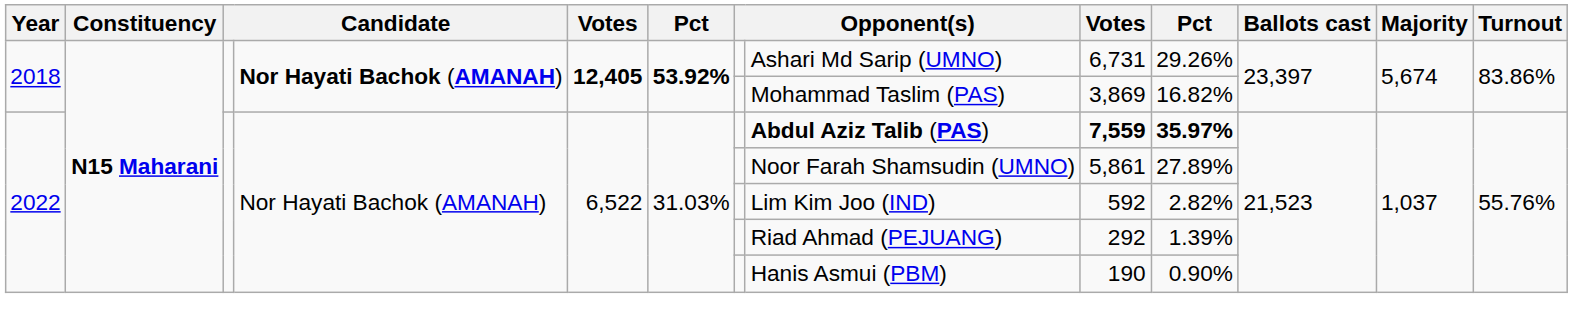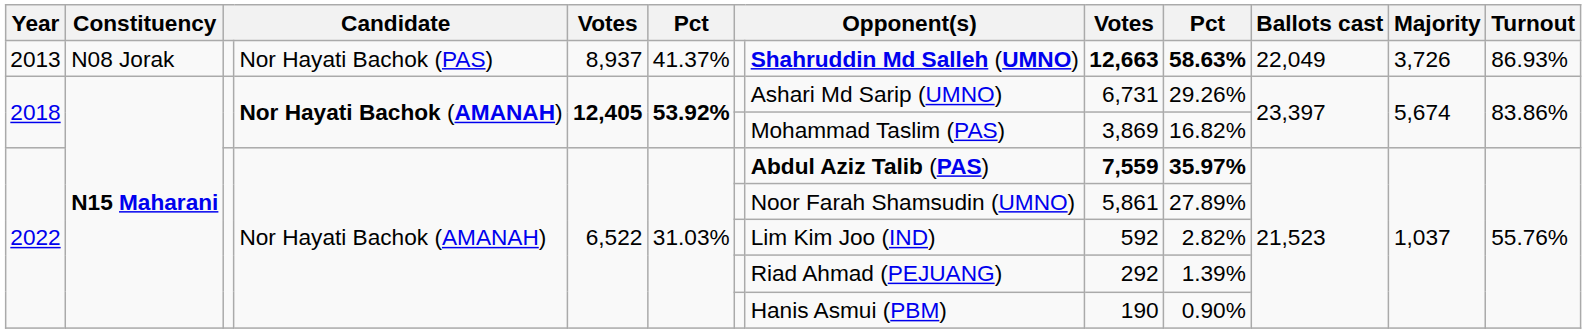+ row: (35, 59)
